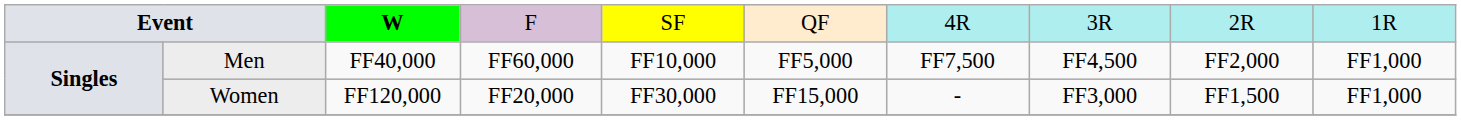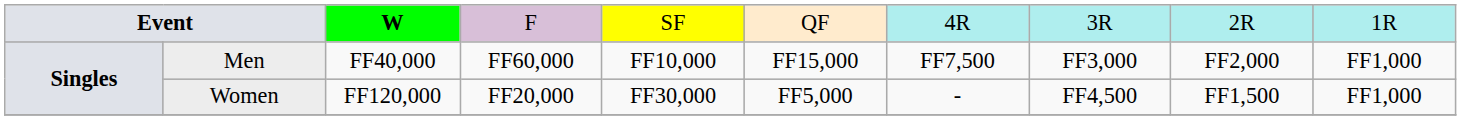(815, 60) FF5,000 -> (815, 60) FF15,000
(1100, 60) FF4,500 -> (1100, 60) FF3,000
(815, 96) FF15,000 -> (815, 96) FF5,000
(1100, 96) FF3,000 -> (1100, 96) FF4,500
